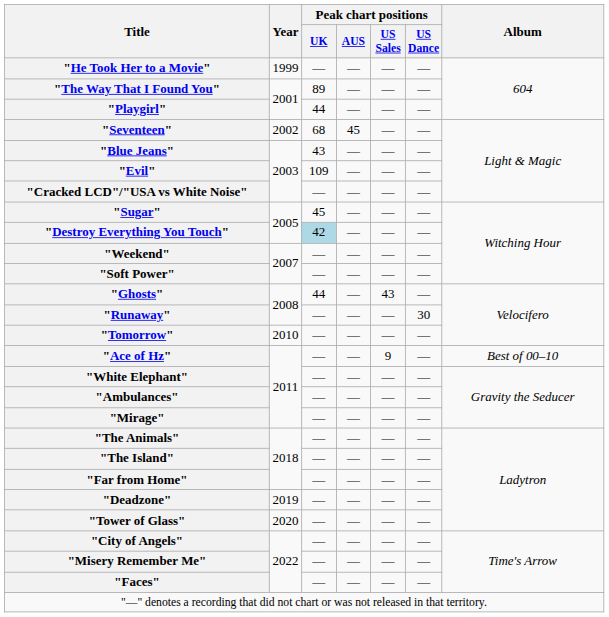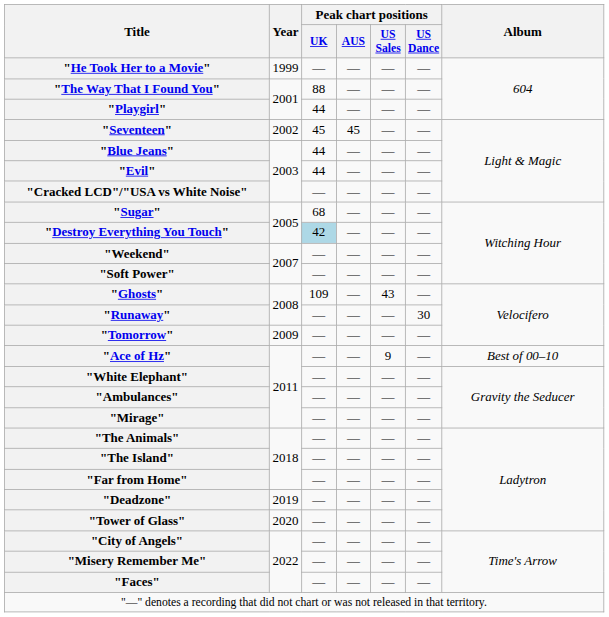(319, 88) 89 -> (319, 88) 88
(319, 129) 68 -> (319, 129) 45
(319, 150) 43 -> (319, 150) 44
(319, 171) 109 -> (319, 171) 44
(319, 212) 45 -> (319, 212) 68
(319, 294) 44 -> (319, 294) 109
(286, 335) 2010 -> (286, 335) 2009
